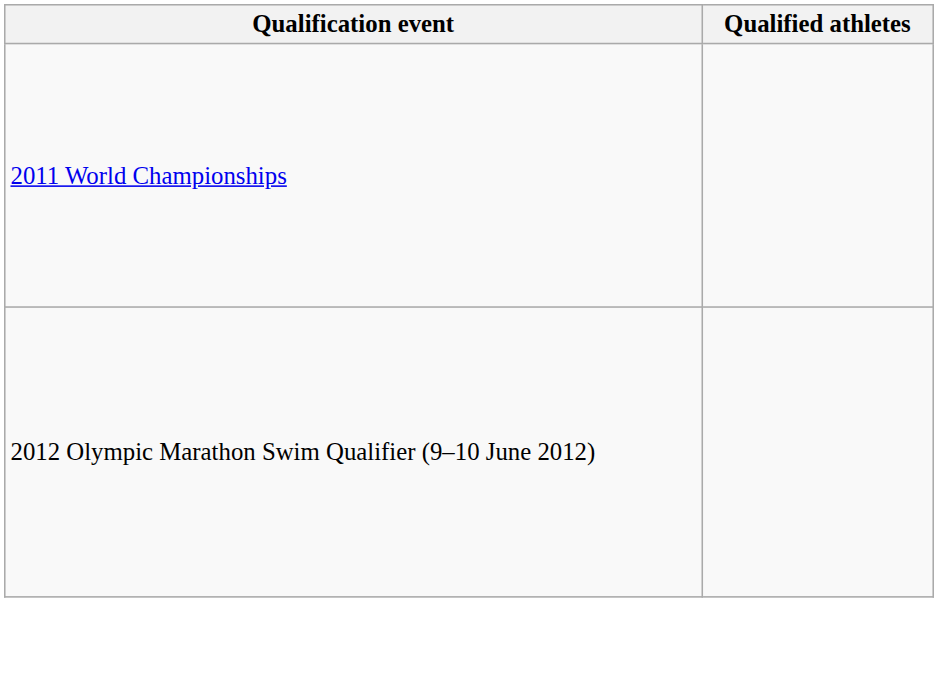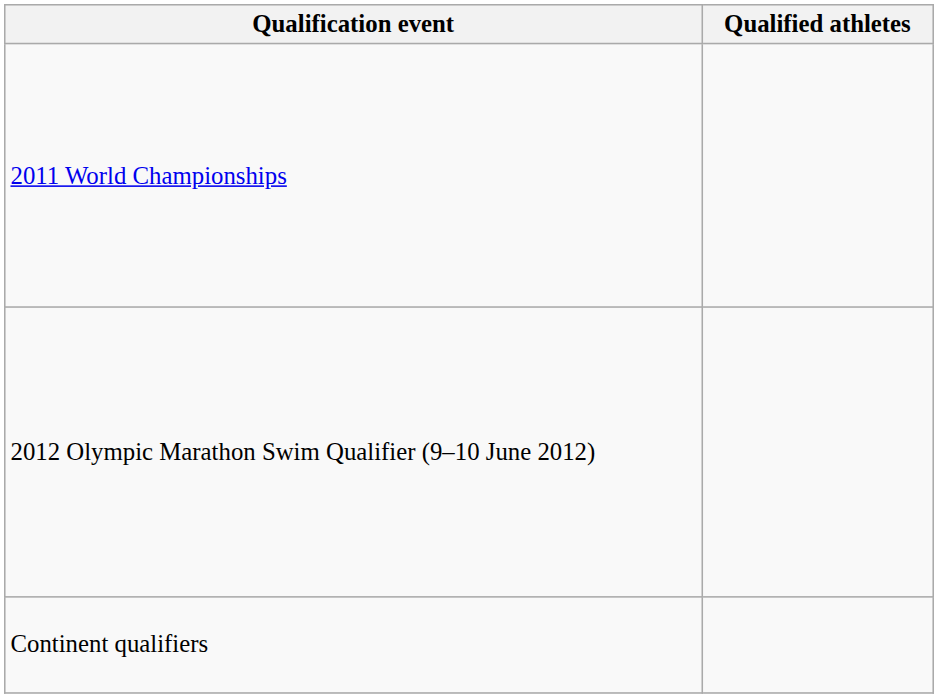+ row: (109, 644)
